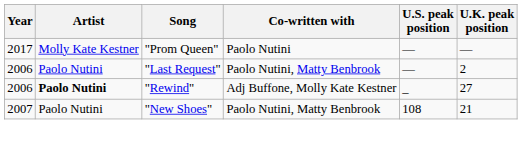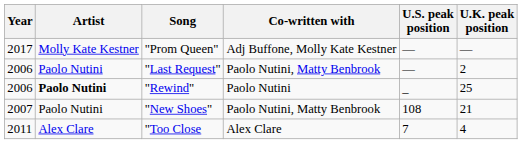(259, 48) Paolo Nutini -> (311, 48) Adj Buffone, Molly Kate Kestner
(311, 88) Adj Buffone, Molly Kate Kestner -> (259, 88) Paolo Nutini
(466, 88) 27 -> (466, 88) 25
+ row: (173, 128)
